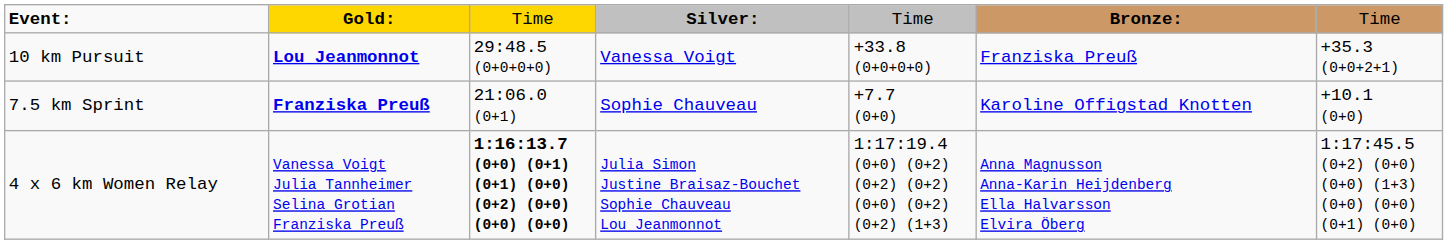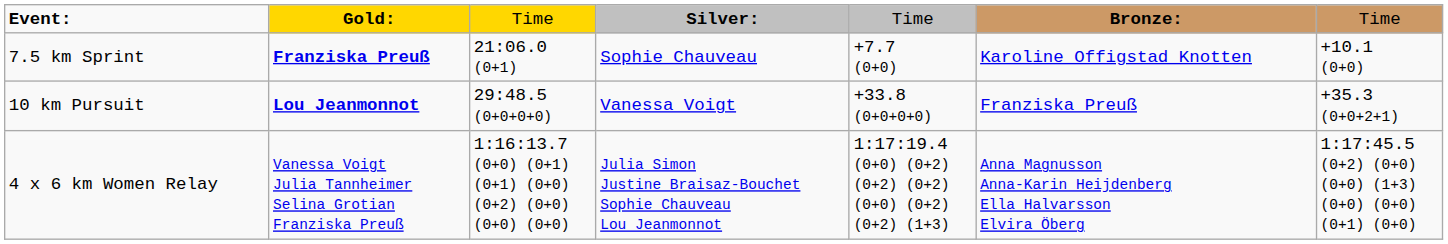rows swapped: (77, 106) <-> (77, 57)
(522, 184) bold -> (522, 184) normal
